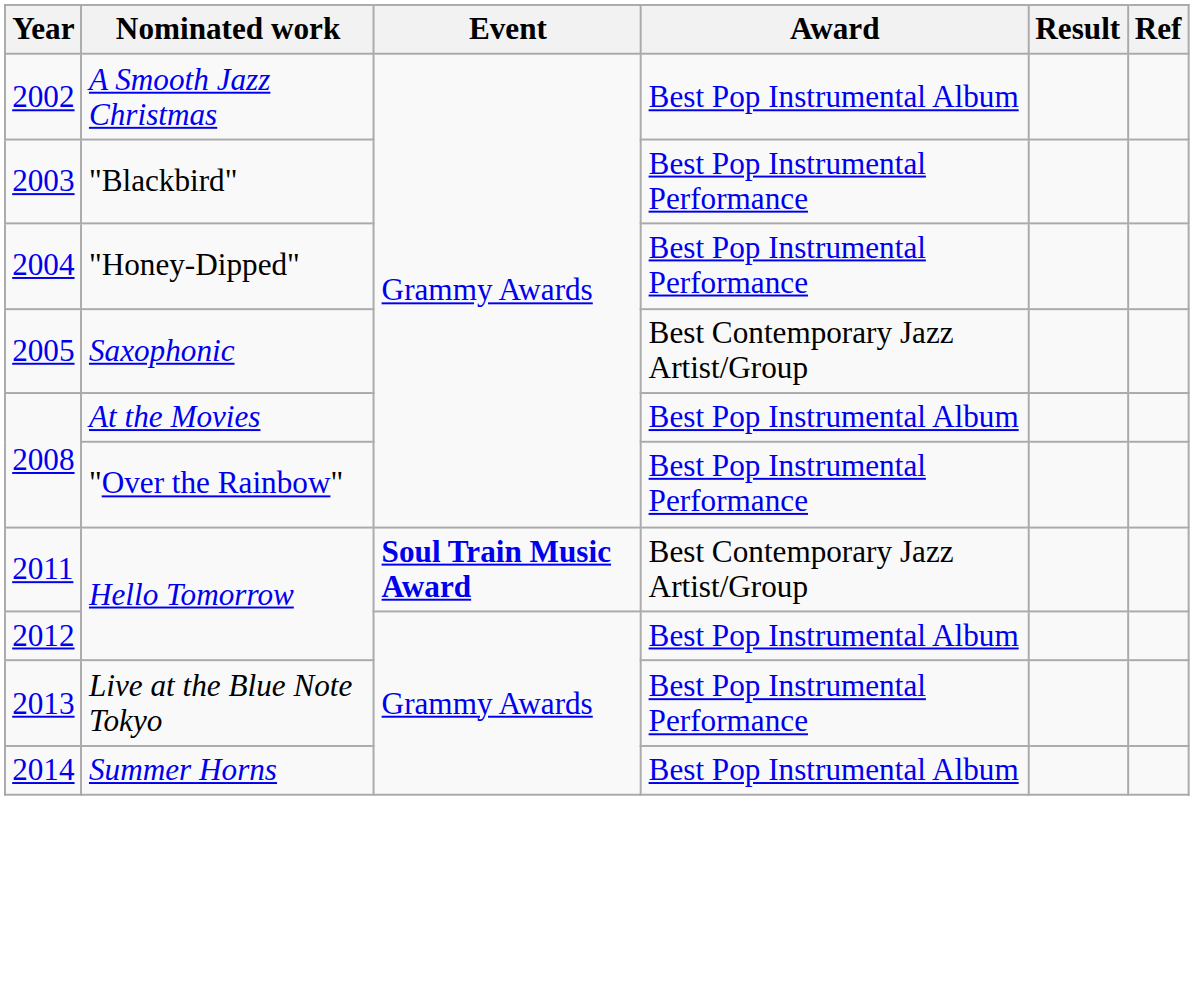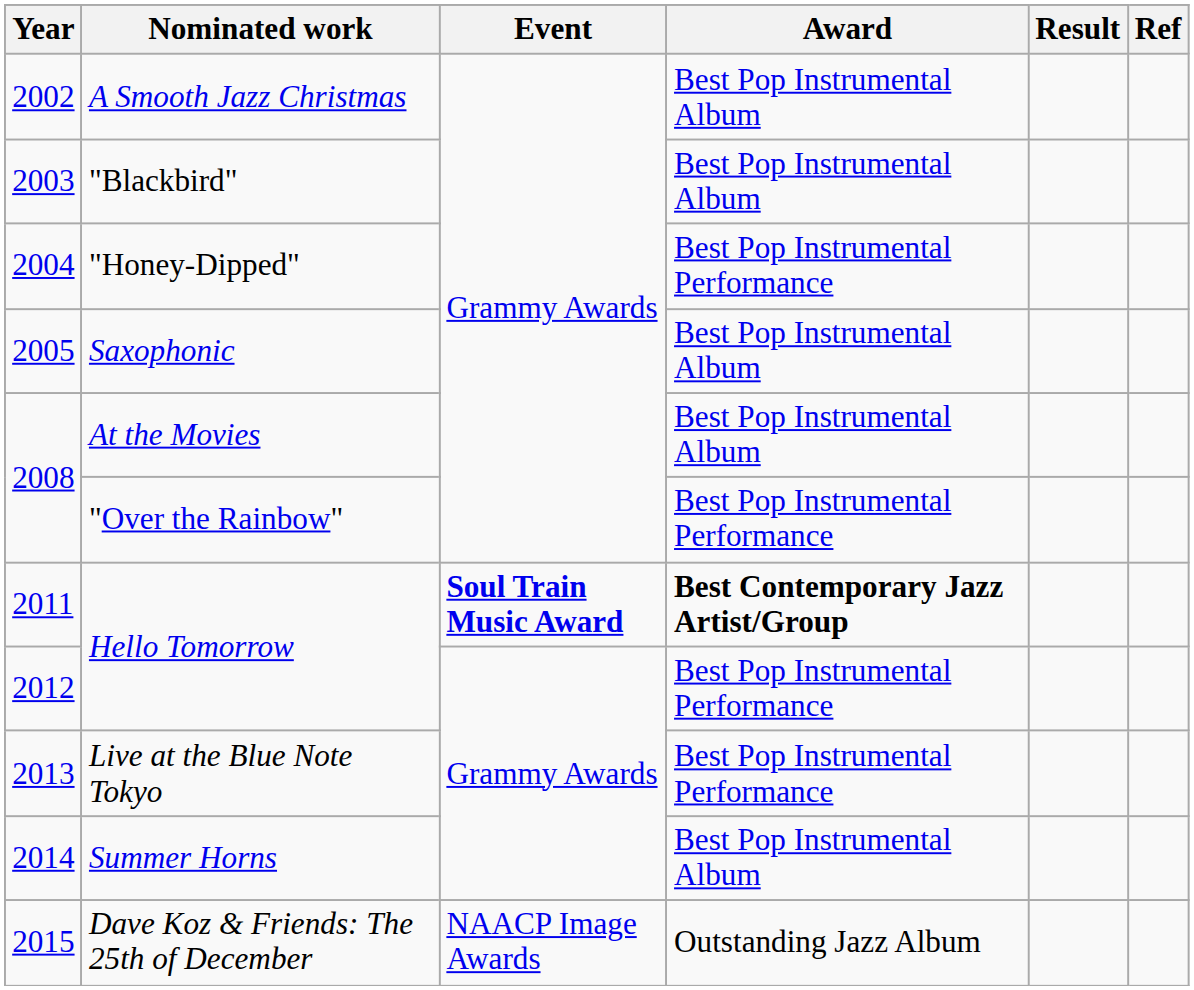(787, 180) Best Pop Instrumental Performance -> (813, 180) Best Pop Instrumental Album
(801, 350) Best Contemporary Jazz Artist/Group -> (813, 350) Best Pop Instrumental Album
(801, 568) normal -> (839, 603) bold
(834, 635) Best Pop Instrumental Album -> (813, 688) Best Pop Instrumental Performance
+ row: (43, 942)
